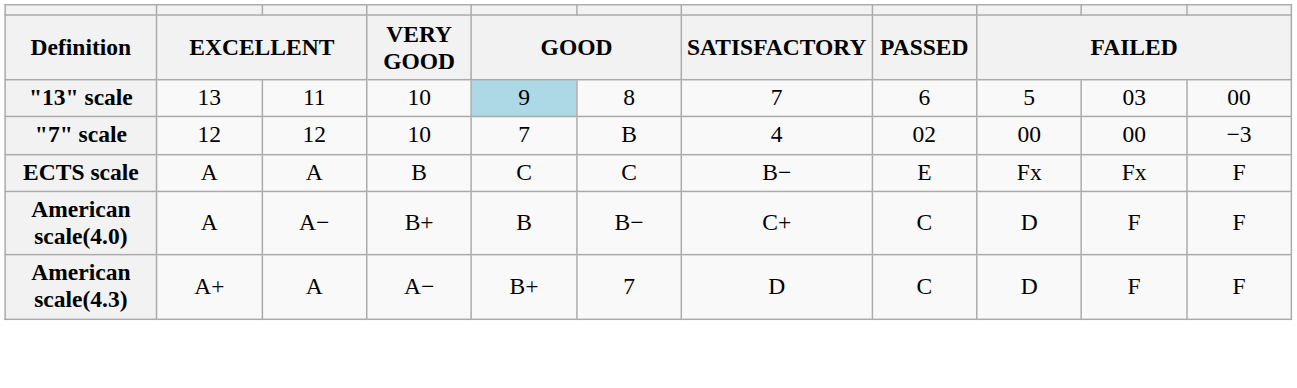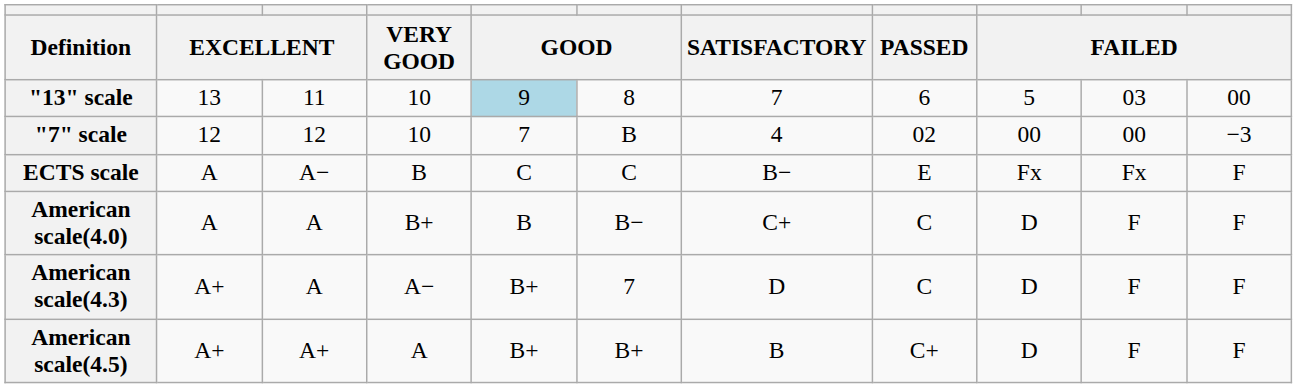(314, 172) A -> (314, 172) A−
(314, 222) A− -> (314, 222) A
+ row: (81, 350)
